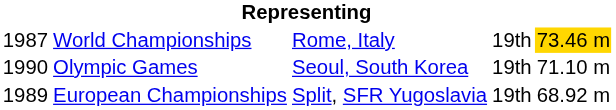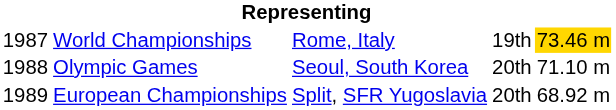(25, 67) 1990 -> (25, 67) 1988
(512, 67) 19th -> (512, 67) 20th
(512, 95) 19th -> (512, 95) 20th
